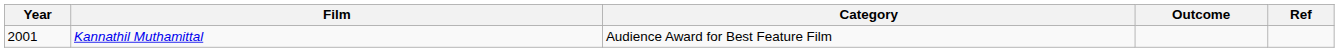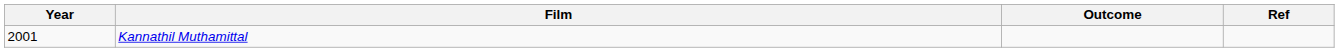- column: (869, 15)
